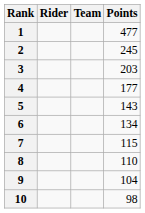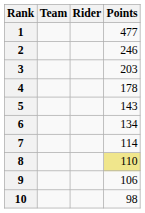columns swapped: (54, 13) <-> (87, 13)
(129, 50) 245 -> (129, 50) 246
(129, 87) 177 -> (129, 87) 178
(129, 143) 115 -> (129, 143) 114
(129, 161) no background -> (129, 161) khaki background
(129, 180) 104 -> (129, 180) 106
